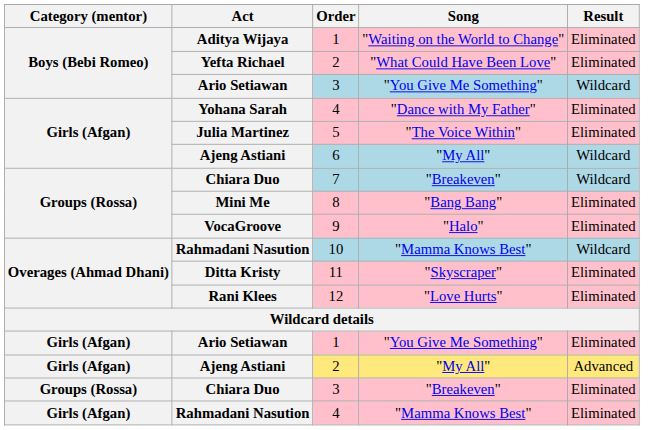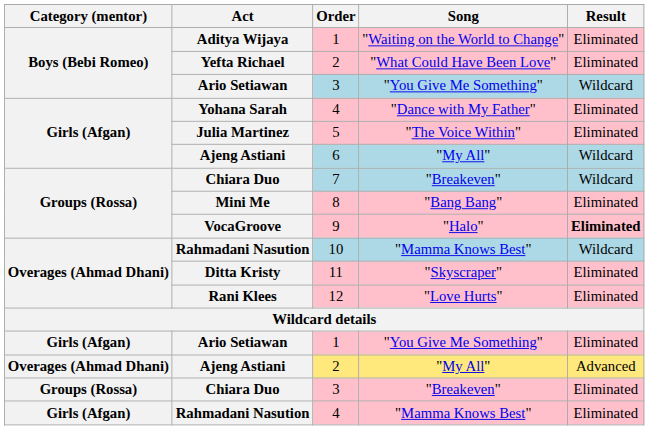(603, 226) normal -> (606, 226) bold
(88, 366) Girls (Afgan) -> (88, 366) Overages (Ahmad Dhani)
